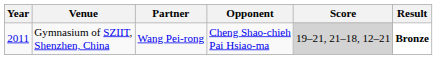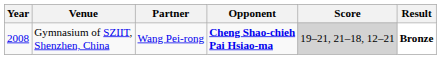(18, 38) 2011 -> (18, 38) 2008
(250, 38) normal -> (252, 38) bold
